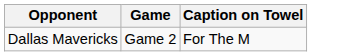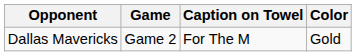+ column: (329, 16)
